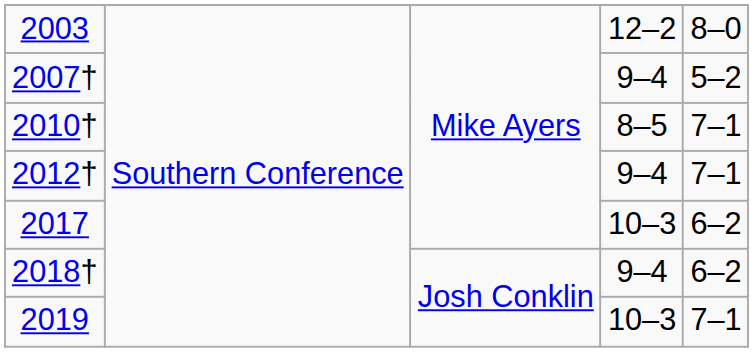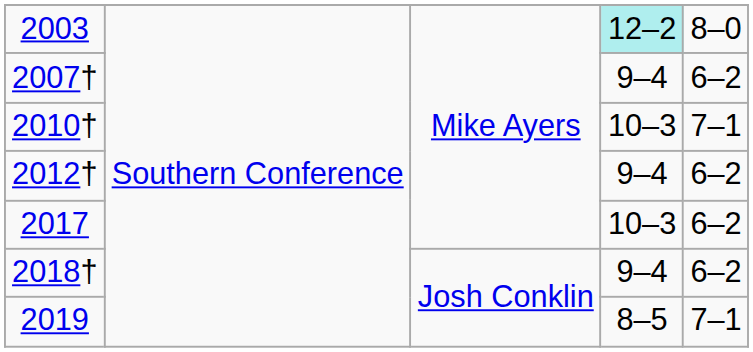(642, 28) no background -> (642, 28) paleturquoise background
(716, 77) 5–2 -> (716, 77) 6–2
(642, 126) 8–5 -> (642, 126) 10–3
(716, 175) 7–1 -> (716, 175) 6–2
(642, 321) 10–3 -> (642, 321) 8–5
